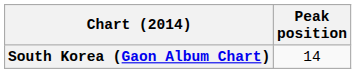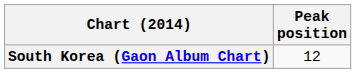(312, 57) 14 -> (312, 57) 12
